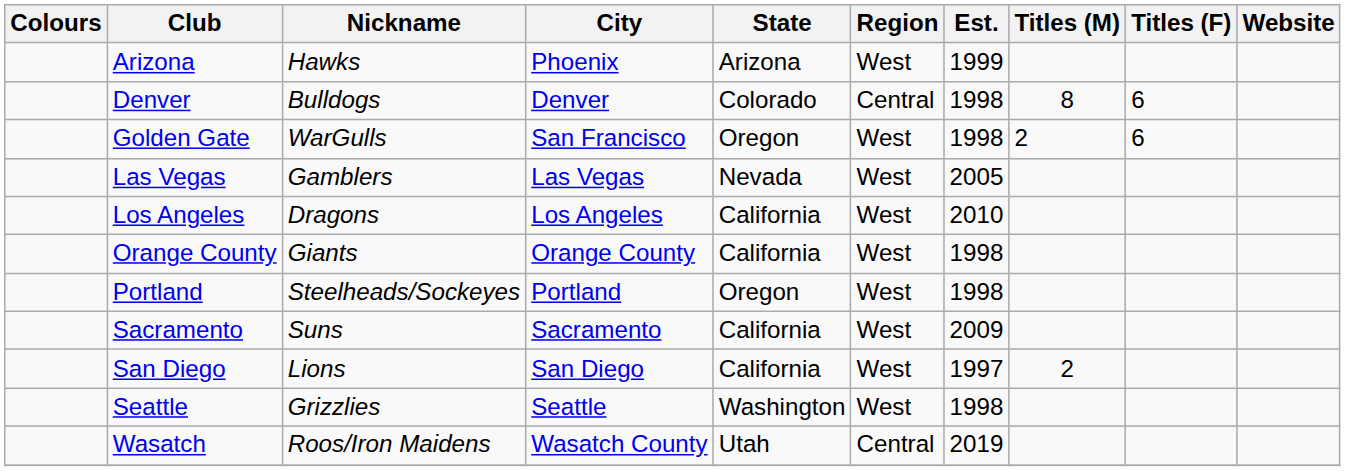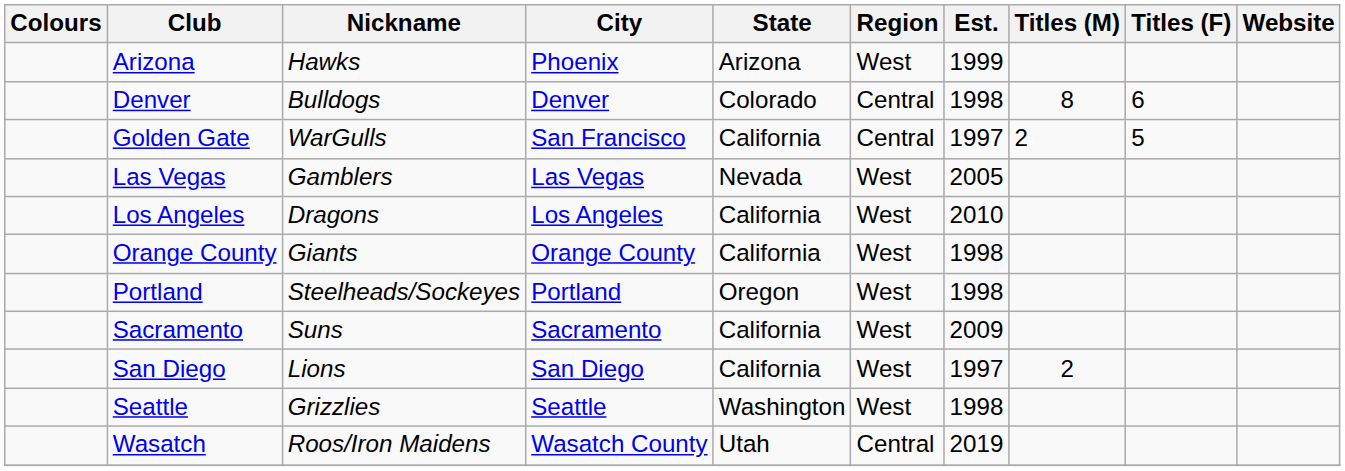(759, 138) Oregon -> (770, 138) California
(884, 138) West -> (896, 138) Central
(976, 138) 1998 -> (976, 138) 1997
(1138, 138) 6 -> (1138, 138) 5
